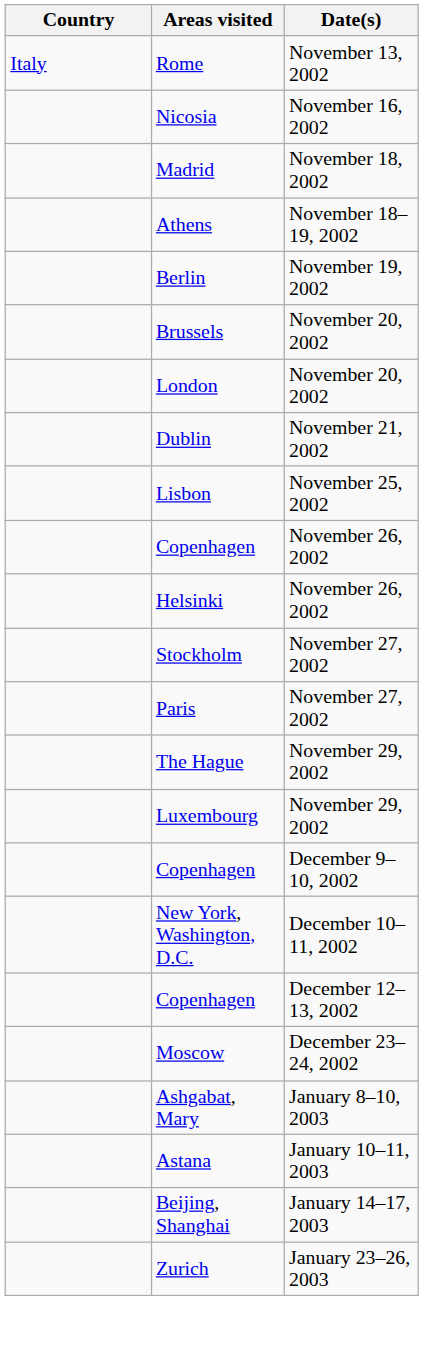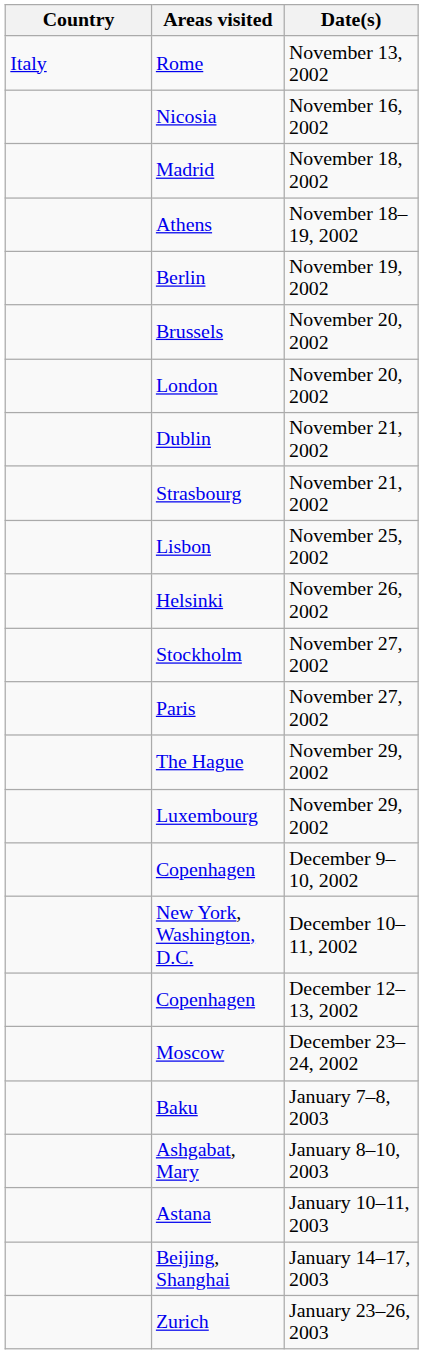+ row: (199, 493)
- row: (205, 546)
+ row: (177, 1107)
